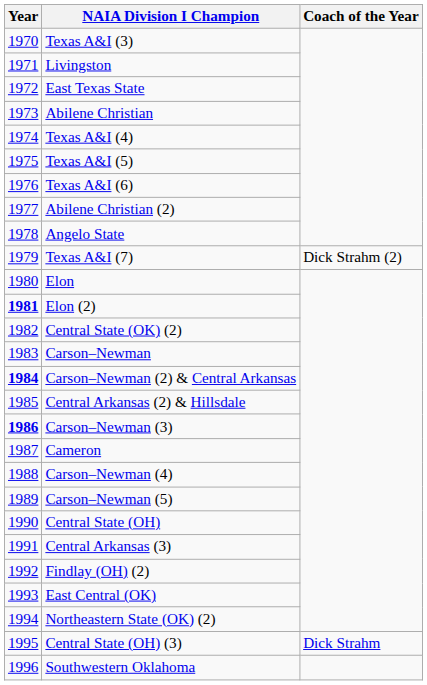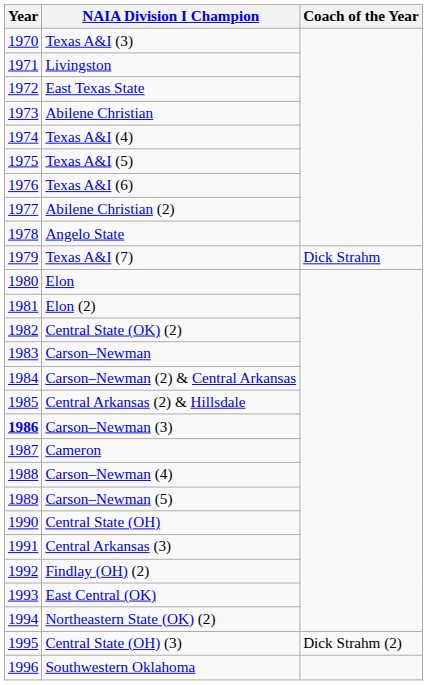(353, 257) Dick Strahm (2) -> (342, 257) Dick Strahm
(23, 305) bold -> (23, 305) normal
(23, 378) bold -> (23, 378) normal
(342, 643) Dick Strahm -> (353, 643) Dick Strahm (2)
